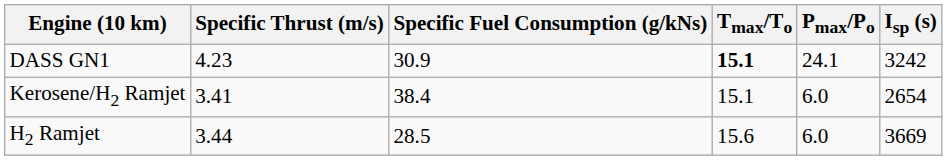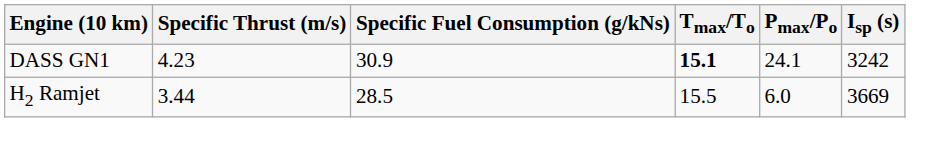- row: (98, 96)
(736, 135) 15.6 -> (698, 96) 15.5
